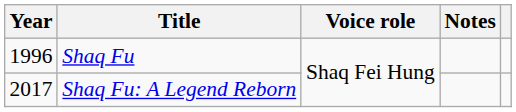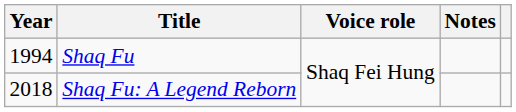(31, 55) 1996 -> (31, 55) 1994
(31, 89) 2017 -> (31, 89) 2018
